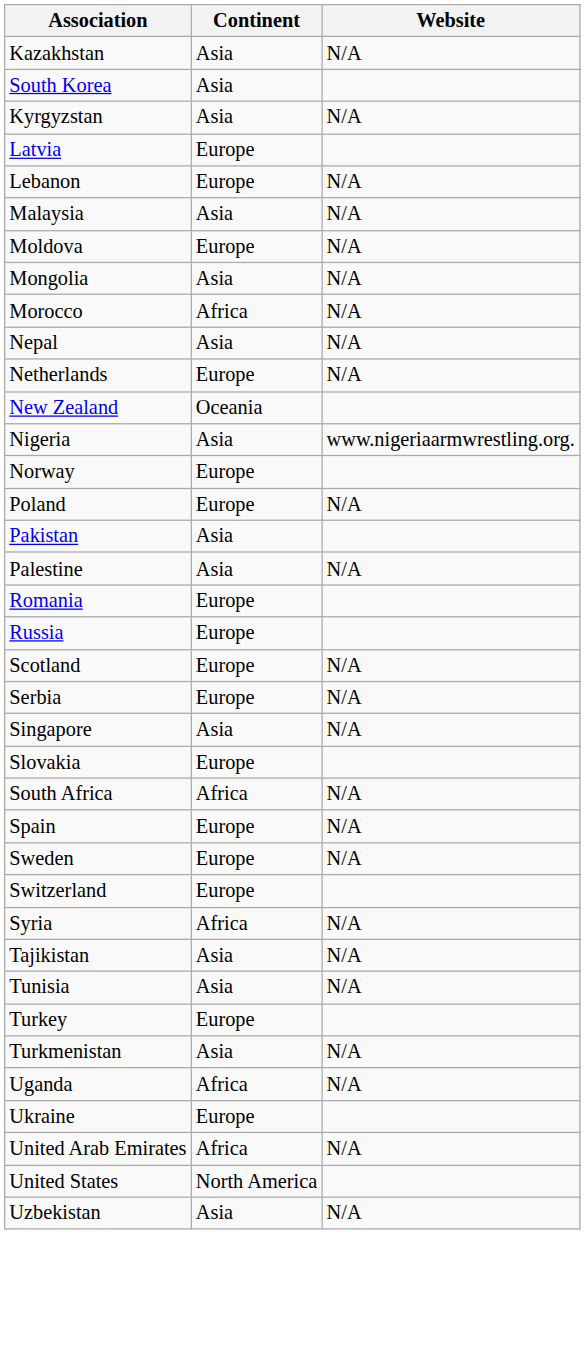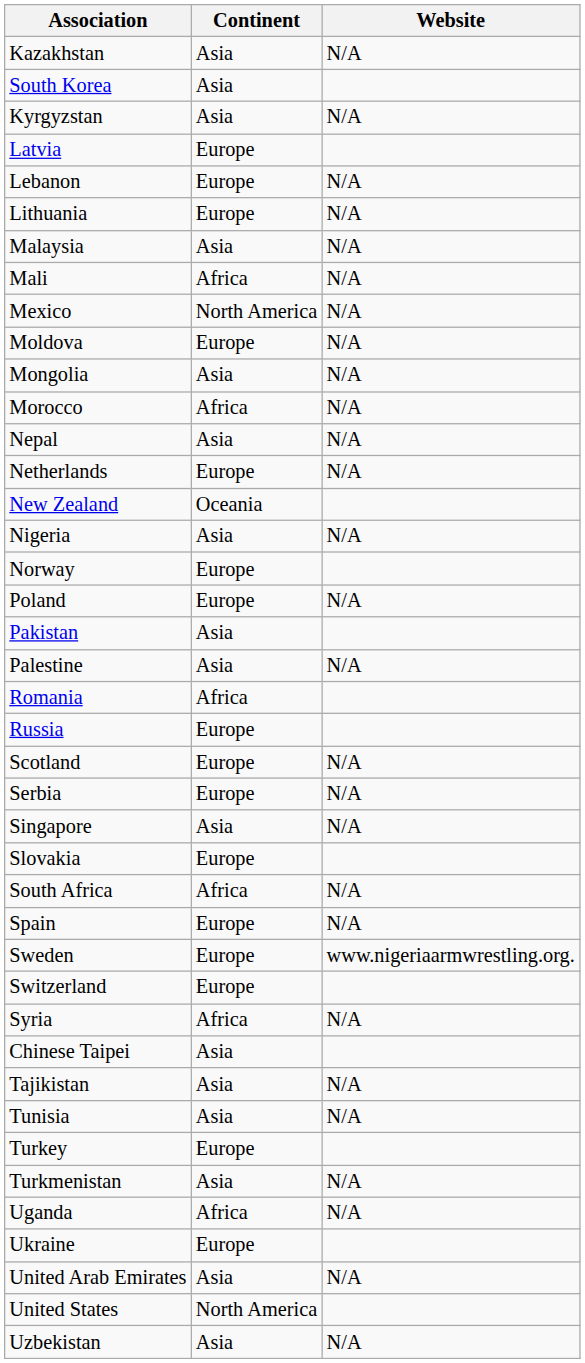+ row: (48, 213)
+ row: (29, 278)
+ row: (40, 310)
(451, 439) www.nigeriaarmwrestling.org. -> (344, 536) N/A
(225, 600) Europe -> (222, 697) Africa
(344, 858) N/A -> (451, 955) www.nigeriaarmwrestling.org.
+ row: (70, 1051)
(222, 1148) Africa -> (214, 1277) Asia
